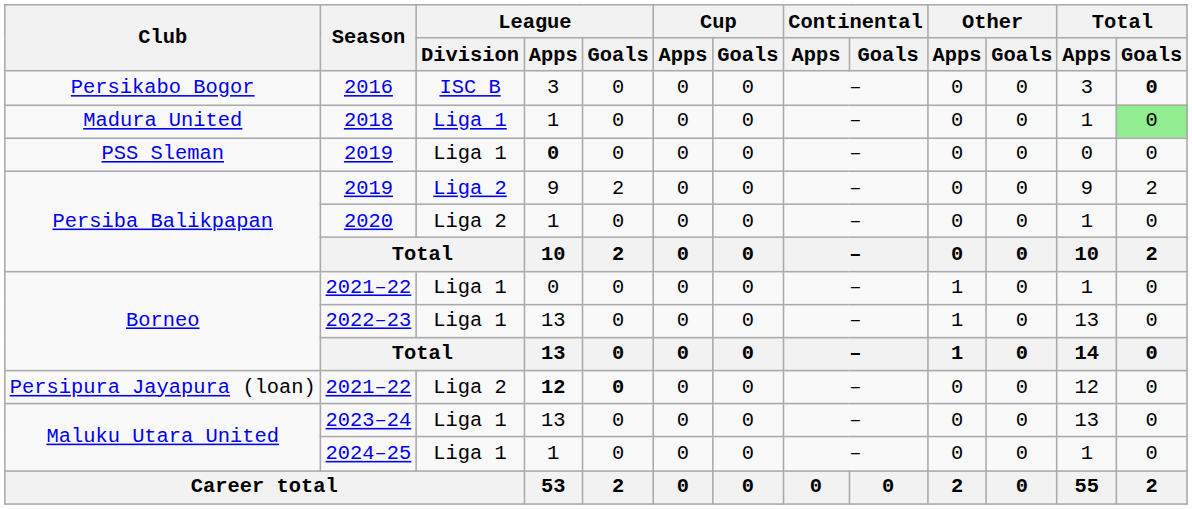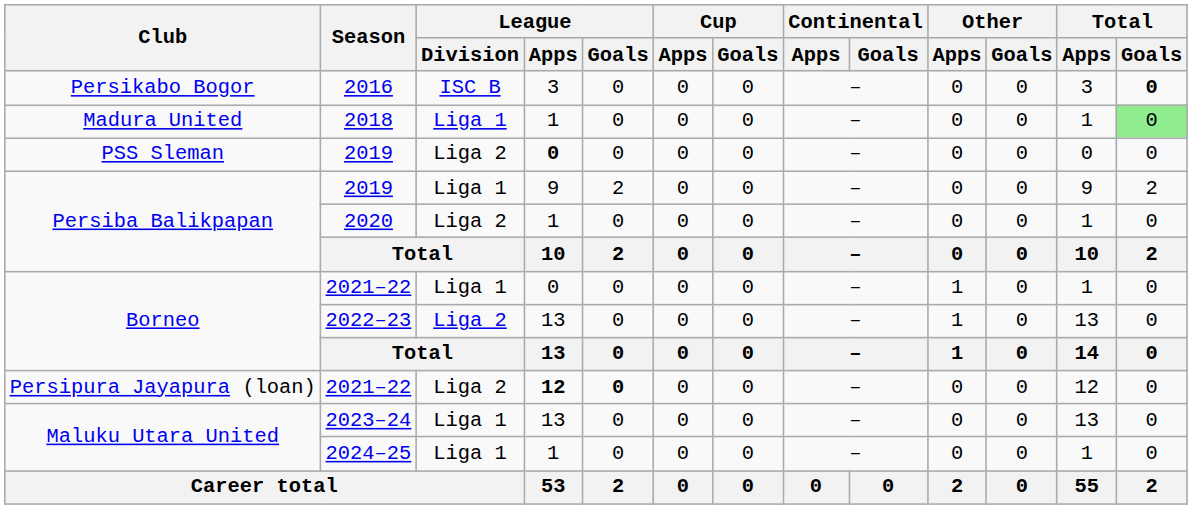(470, 154) Liga 1 -> (470, 154) Liga 2
(470, 188) Liga 2 -> (470, 188) Liga 1
(470, 321) Liga 1 -> (470, 321) Liga 2
